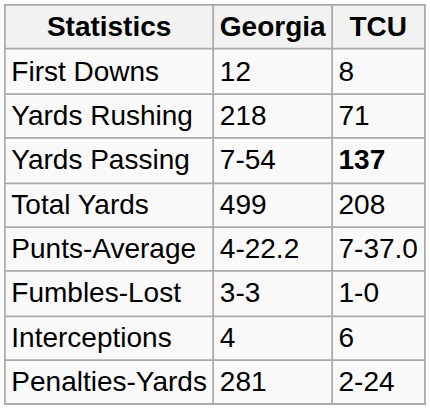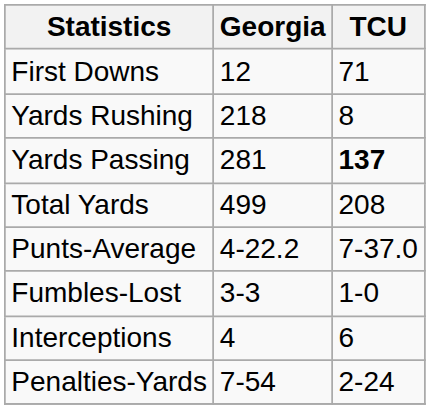(346, 71) 8 -> (354, 71) 71
(354, 115) 71 -> (346, 115) 8
(248, 159) 7-54 -> (243, 159) 281
(243, 381) 281 -> (248, 381) 7-54
